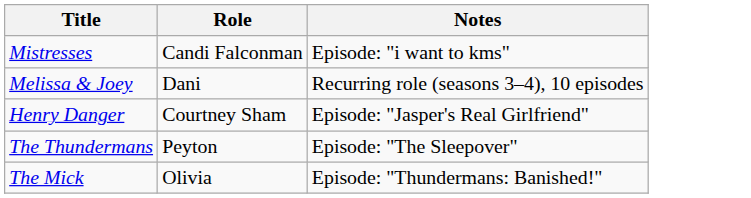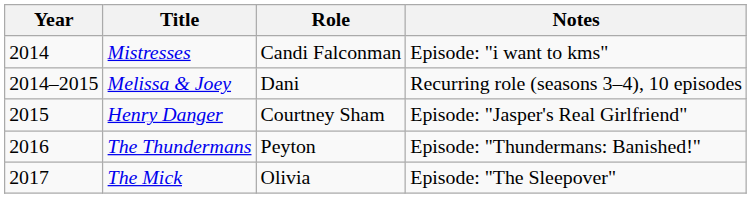+ column: (54, 20)
(415, 146) Episode: "The Sleepover" -> (556, 146) Episode: "Thundermans: Banished!"
(457, 177) Episode: "Thundermans: Banished!" -> (513, 177) Episode: "The Sleepover"
